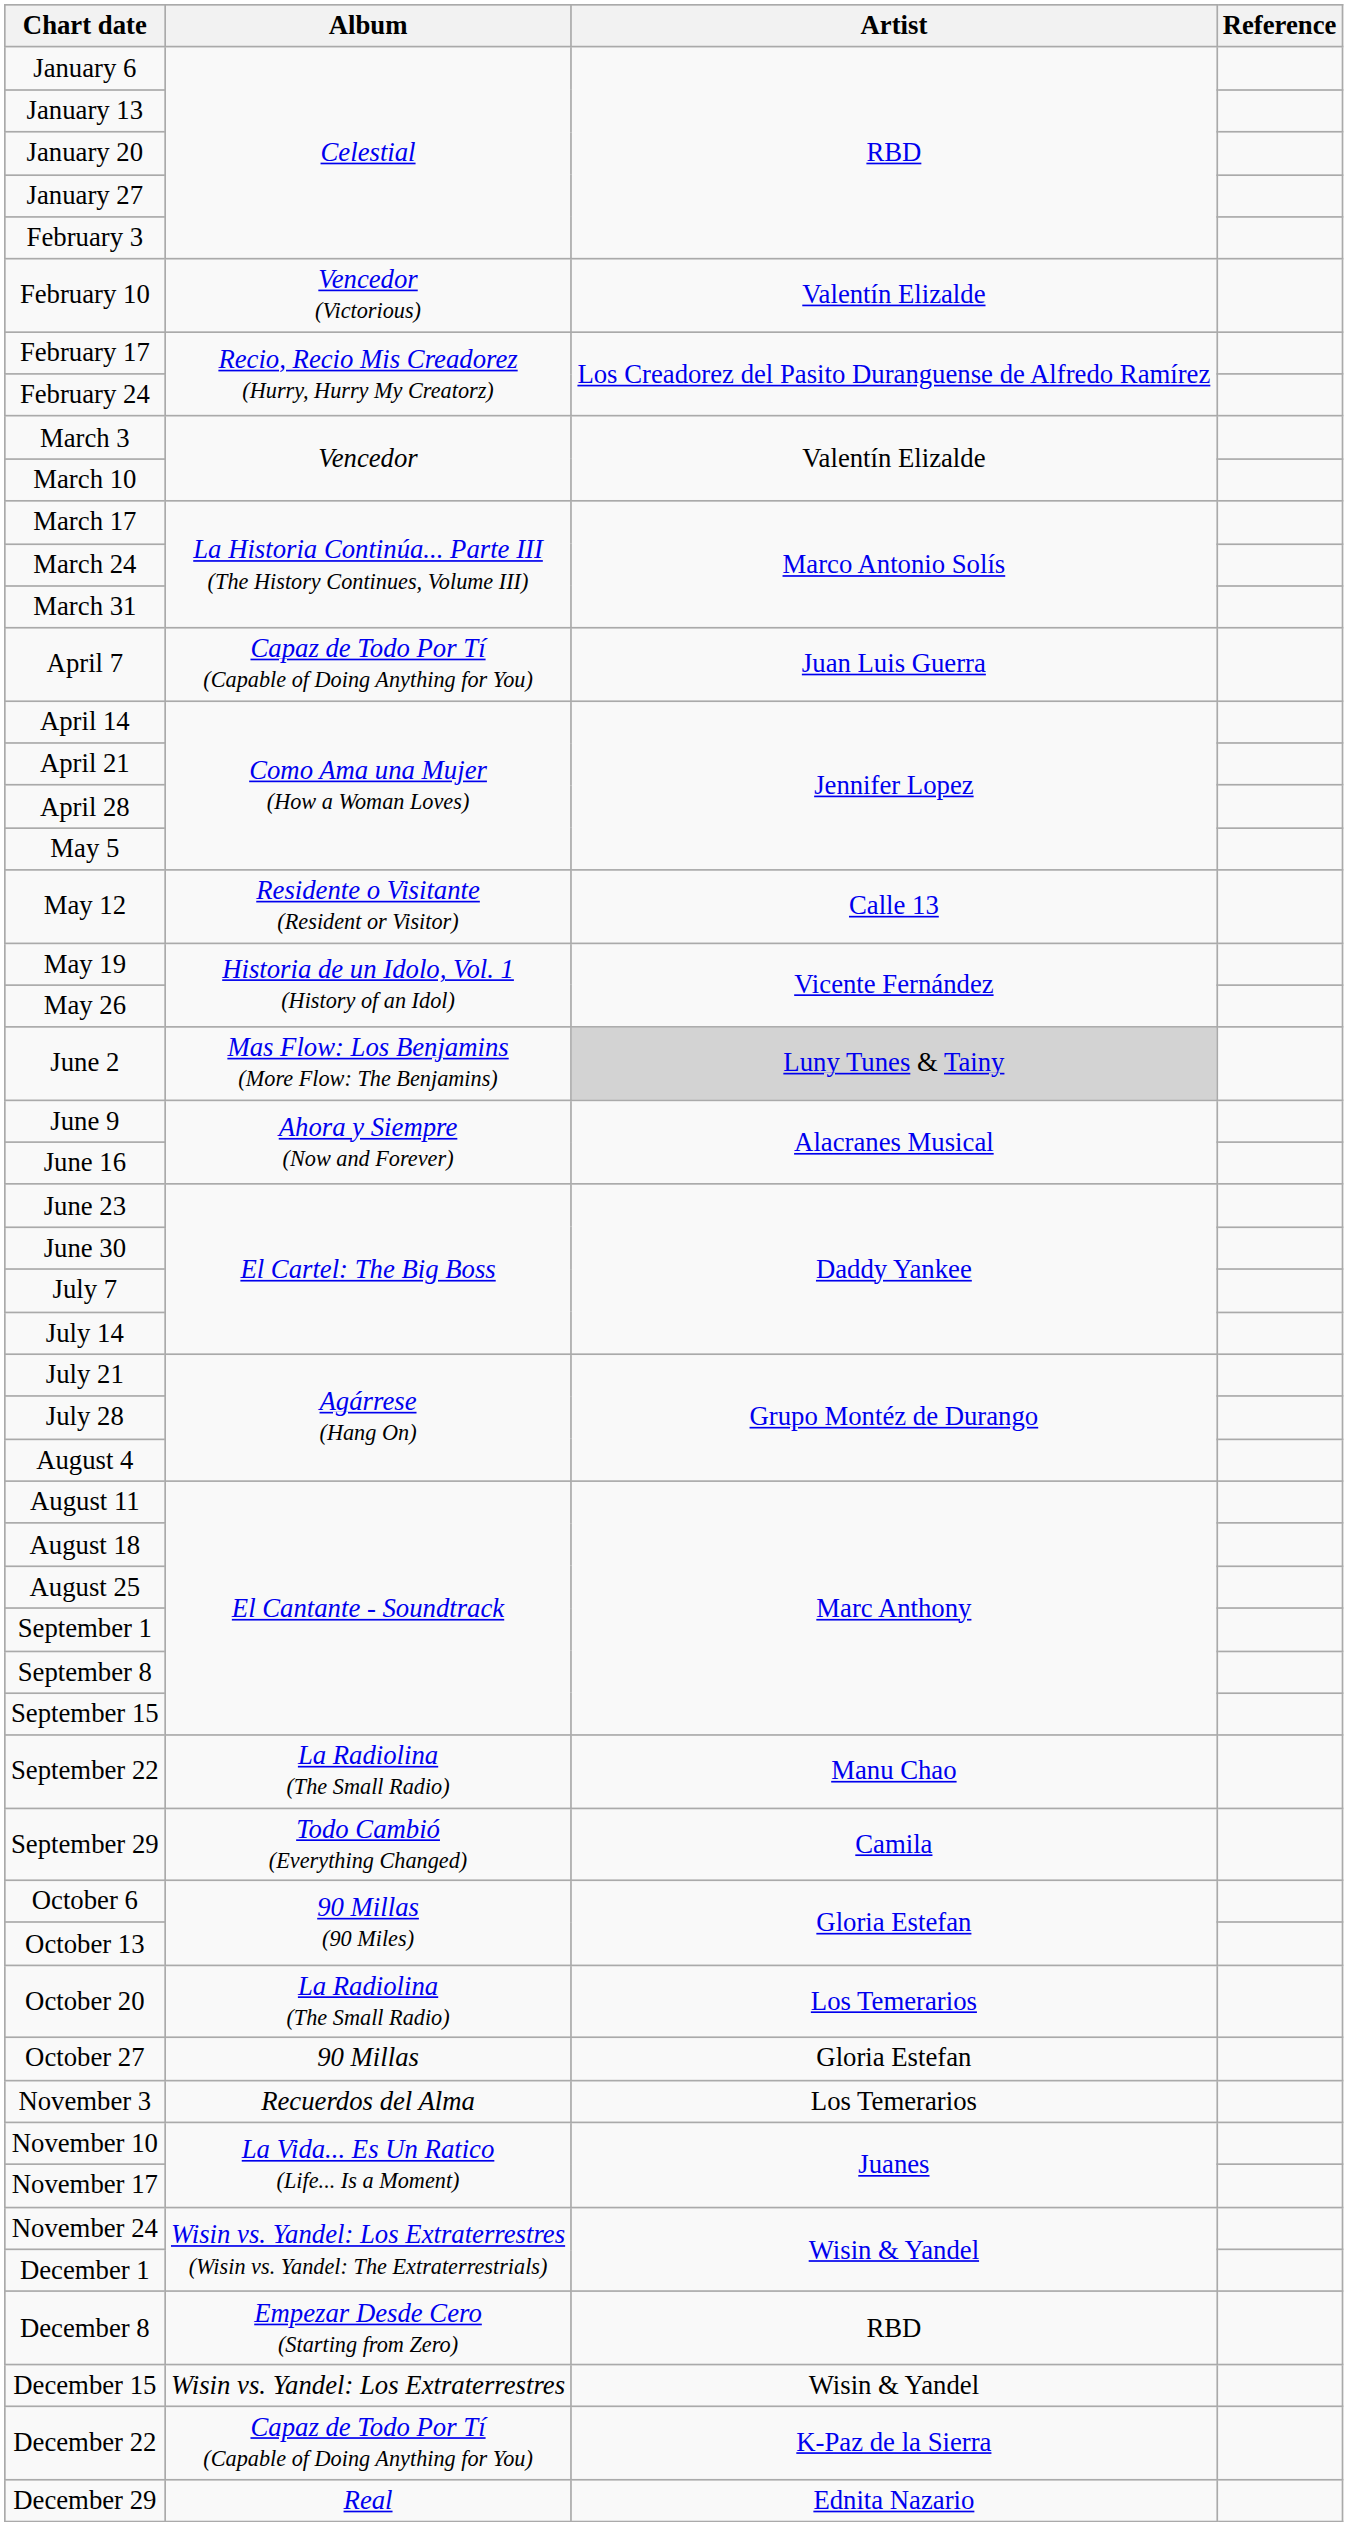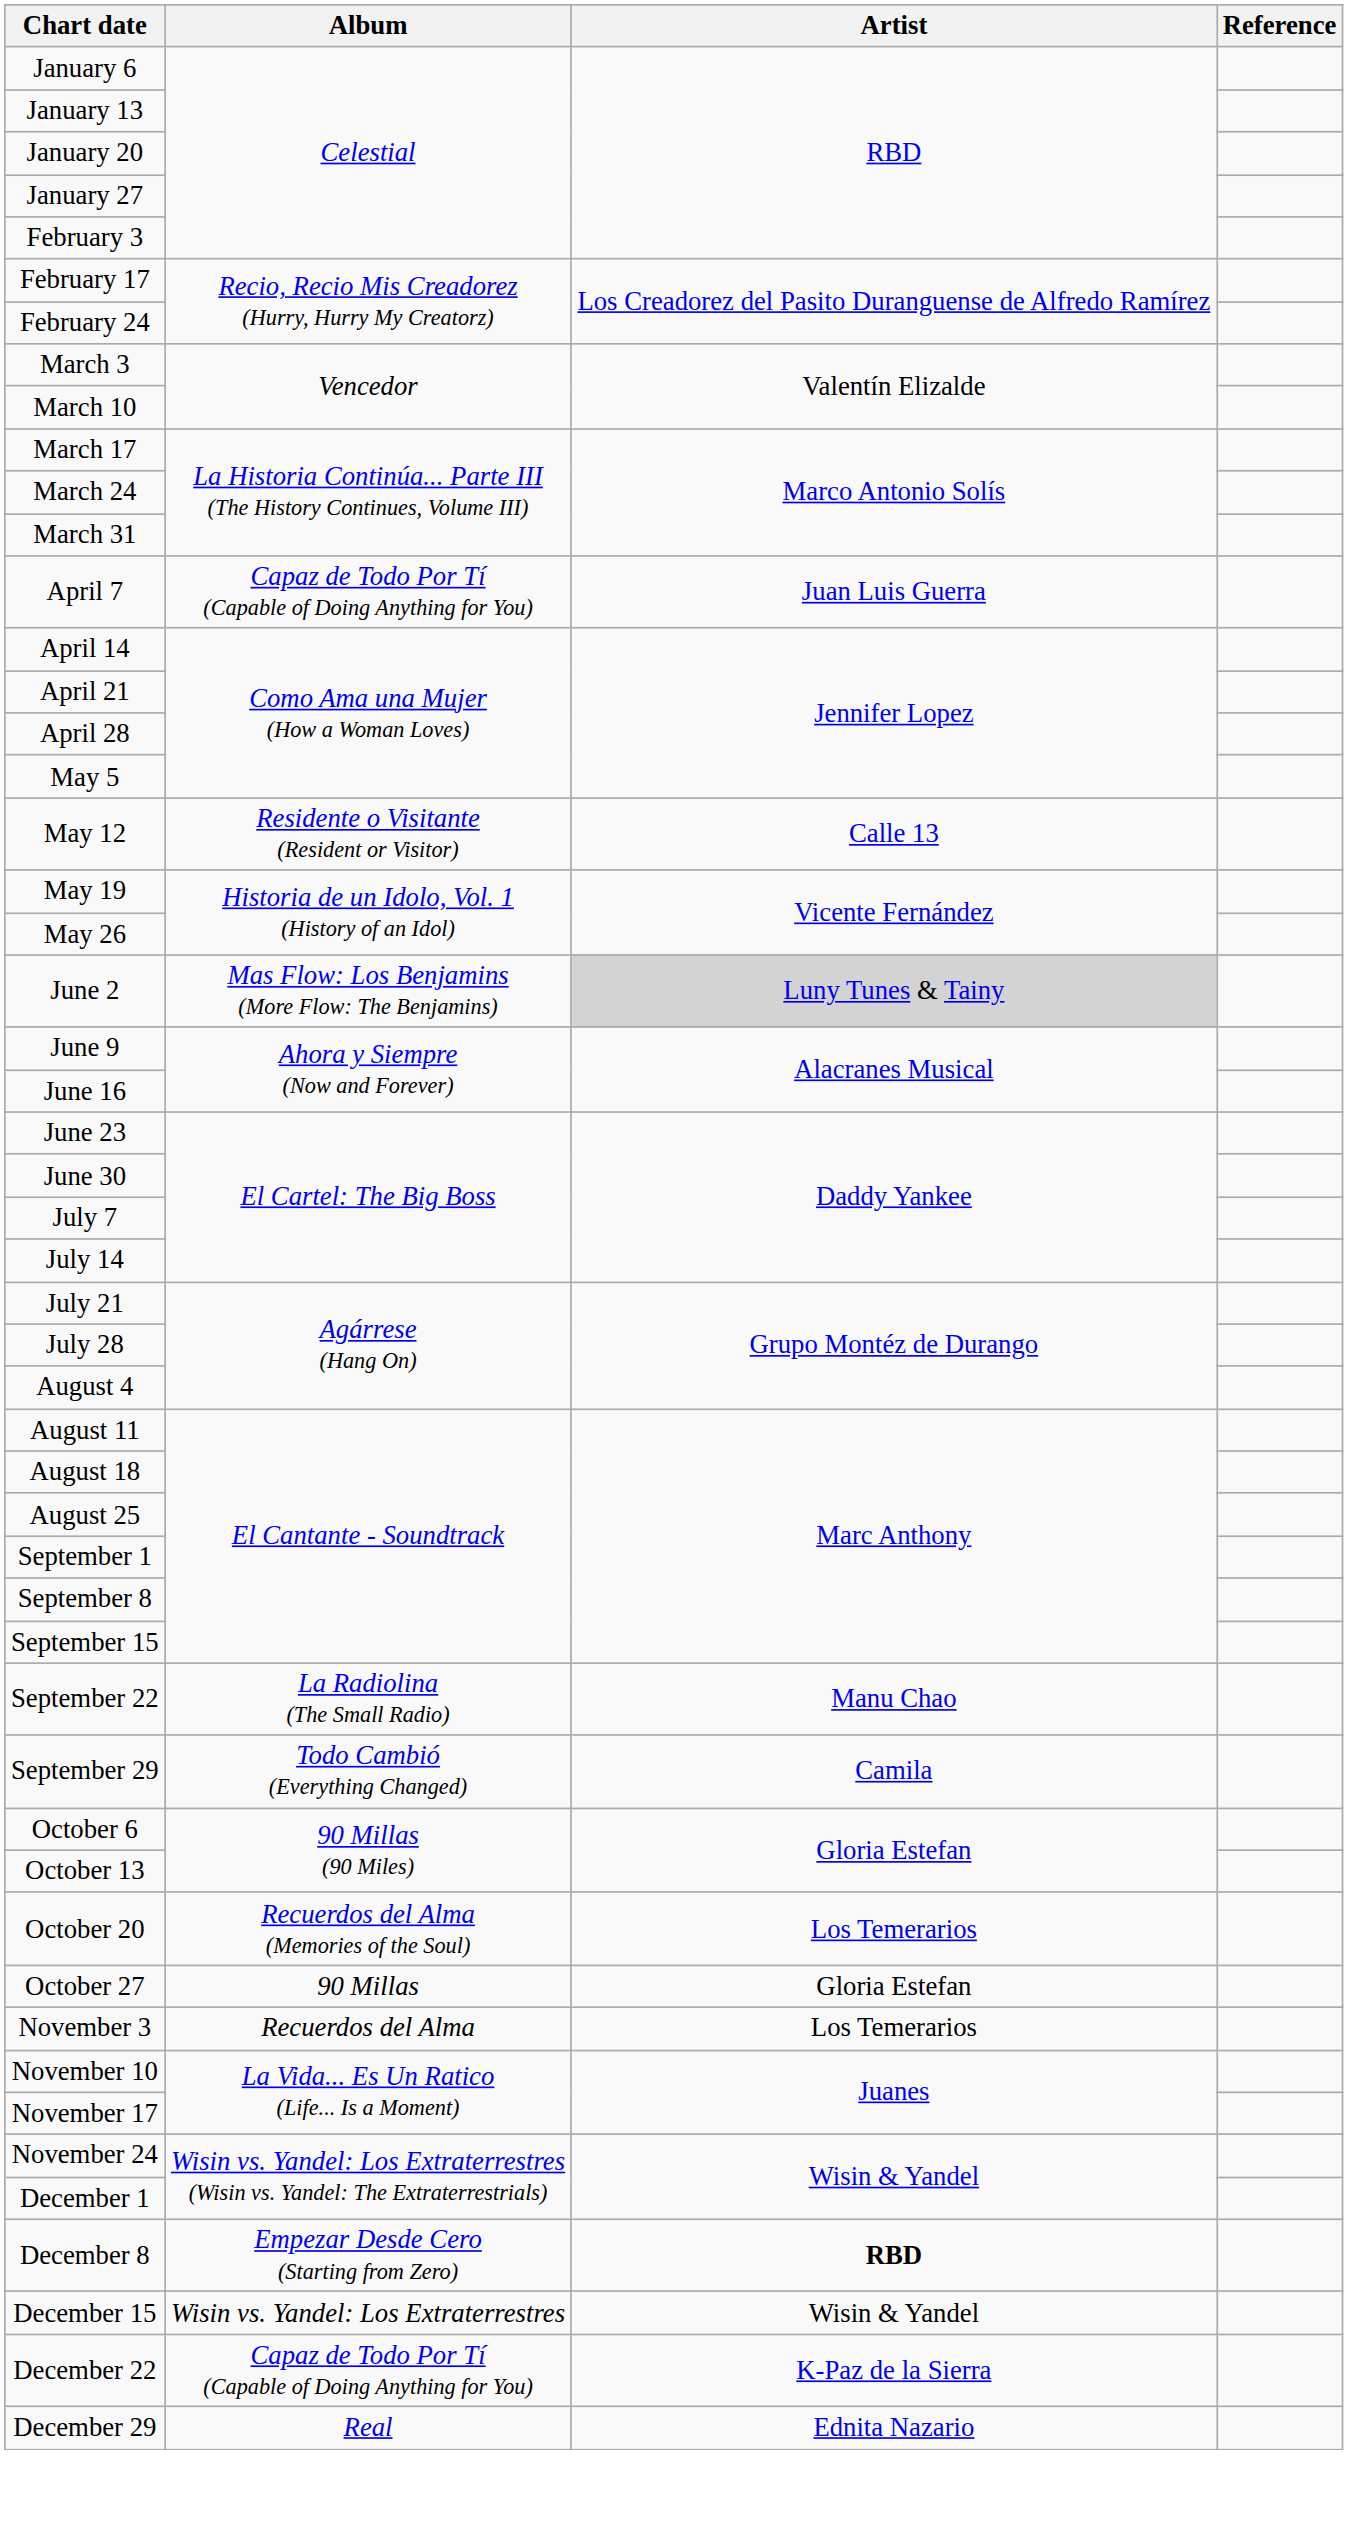- row: (85, 294)
(368, 2000) La Radiolina (The Small Radio) -> (368, 1928) Recuerdos del Alma (Memories of the Soul)
(894, 2327) normal -> (894, 2255) bold
